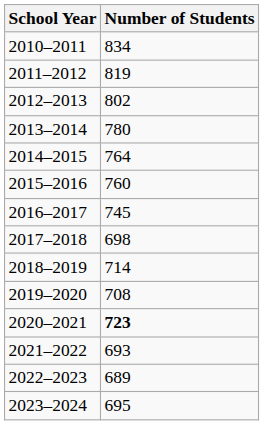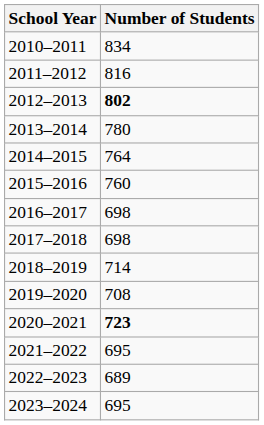(118, 73) 819 -> (118, 73) 816
(118, 101) normal -> (118, 101) bold
(118, 211) 745 -> (118, 211) 698
(118, 350) 693 -> (118, 350) 695
